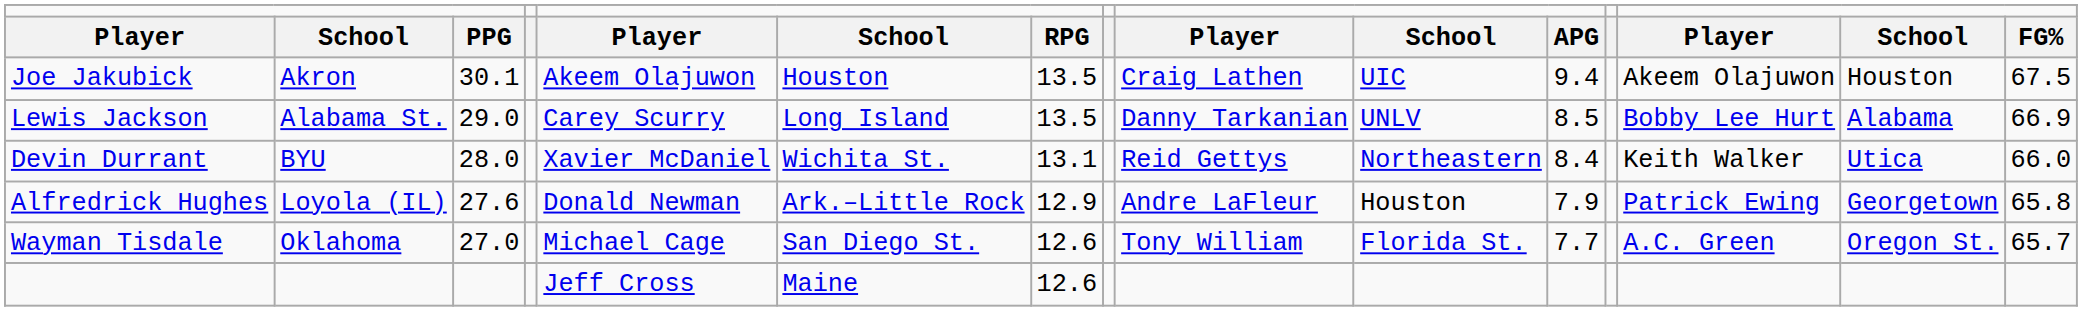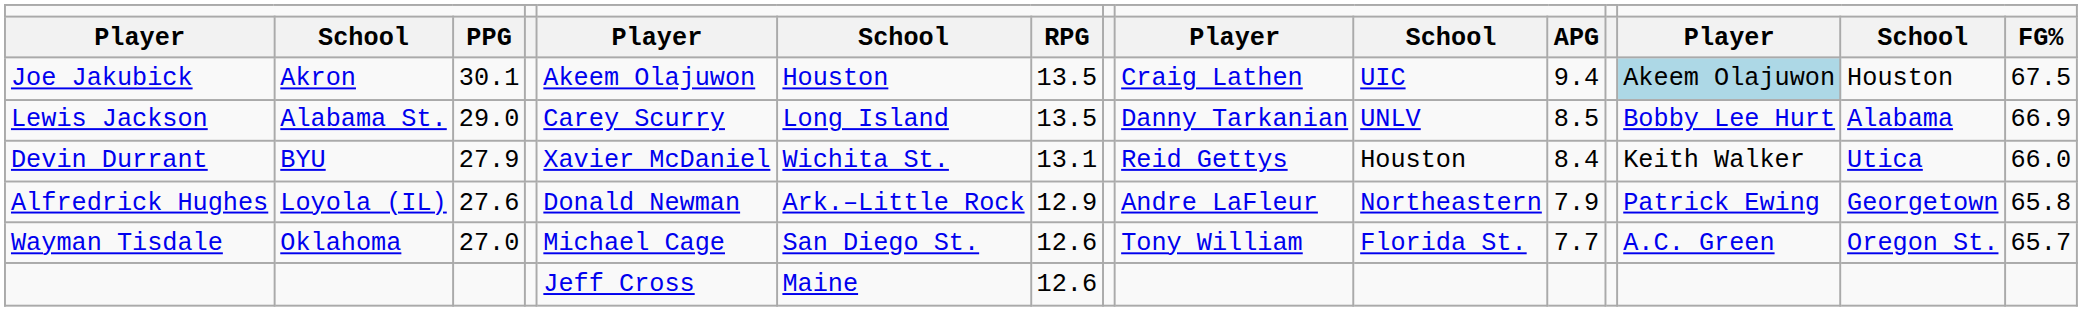(1729, 79) no background -> (1729, 79) lightblue background
(489, 161) 28.0 -> (489, 161) 27.9
(1451, 161) Northeastern -> (1413, 161) Houston
(1413, 202) Houston -> (1451, 202) Northeastern
